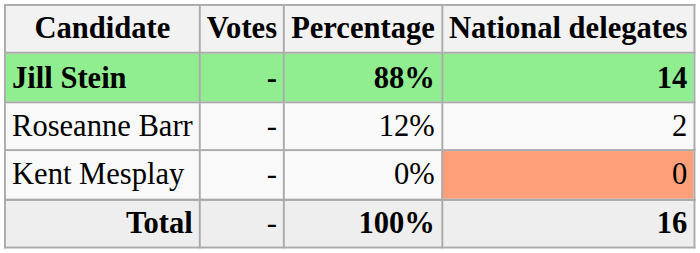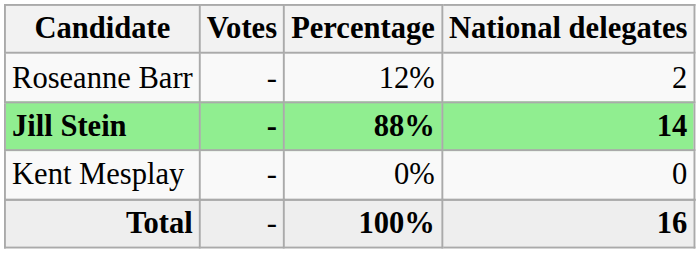rows swapped: (69, 77) <-> (102, 125)
(680, 174) lightsalmon background -> (680, 174) no background
